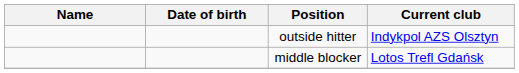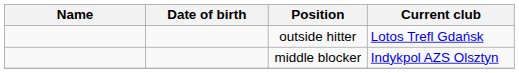(435, 36) Indykpol AZS Olsztyn -> (427, 36) Lotos Trefl Gdańsk
(427, 57) Lotos Trefl Gdańsk -> (435, 57) Indykpol AZS Olsztyn
